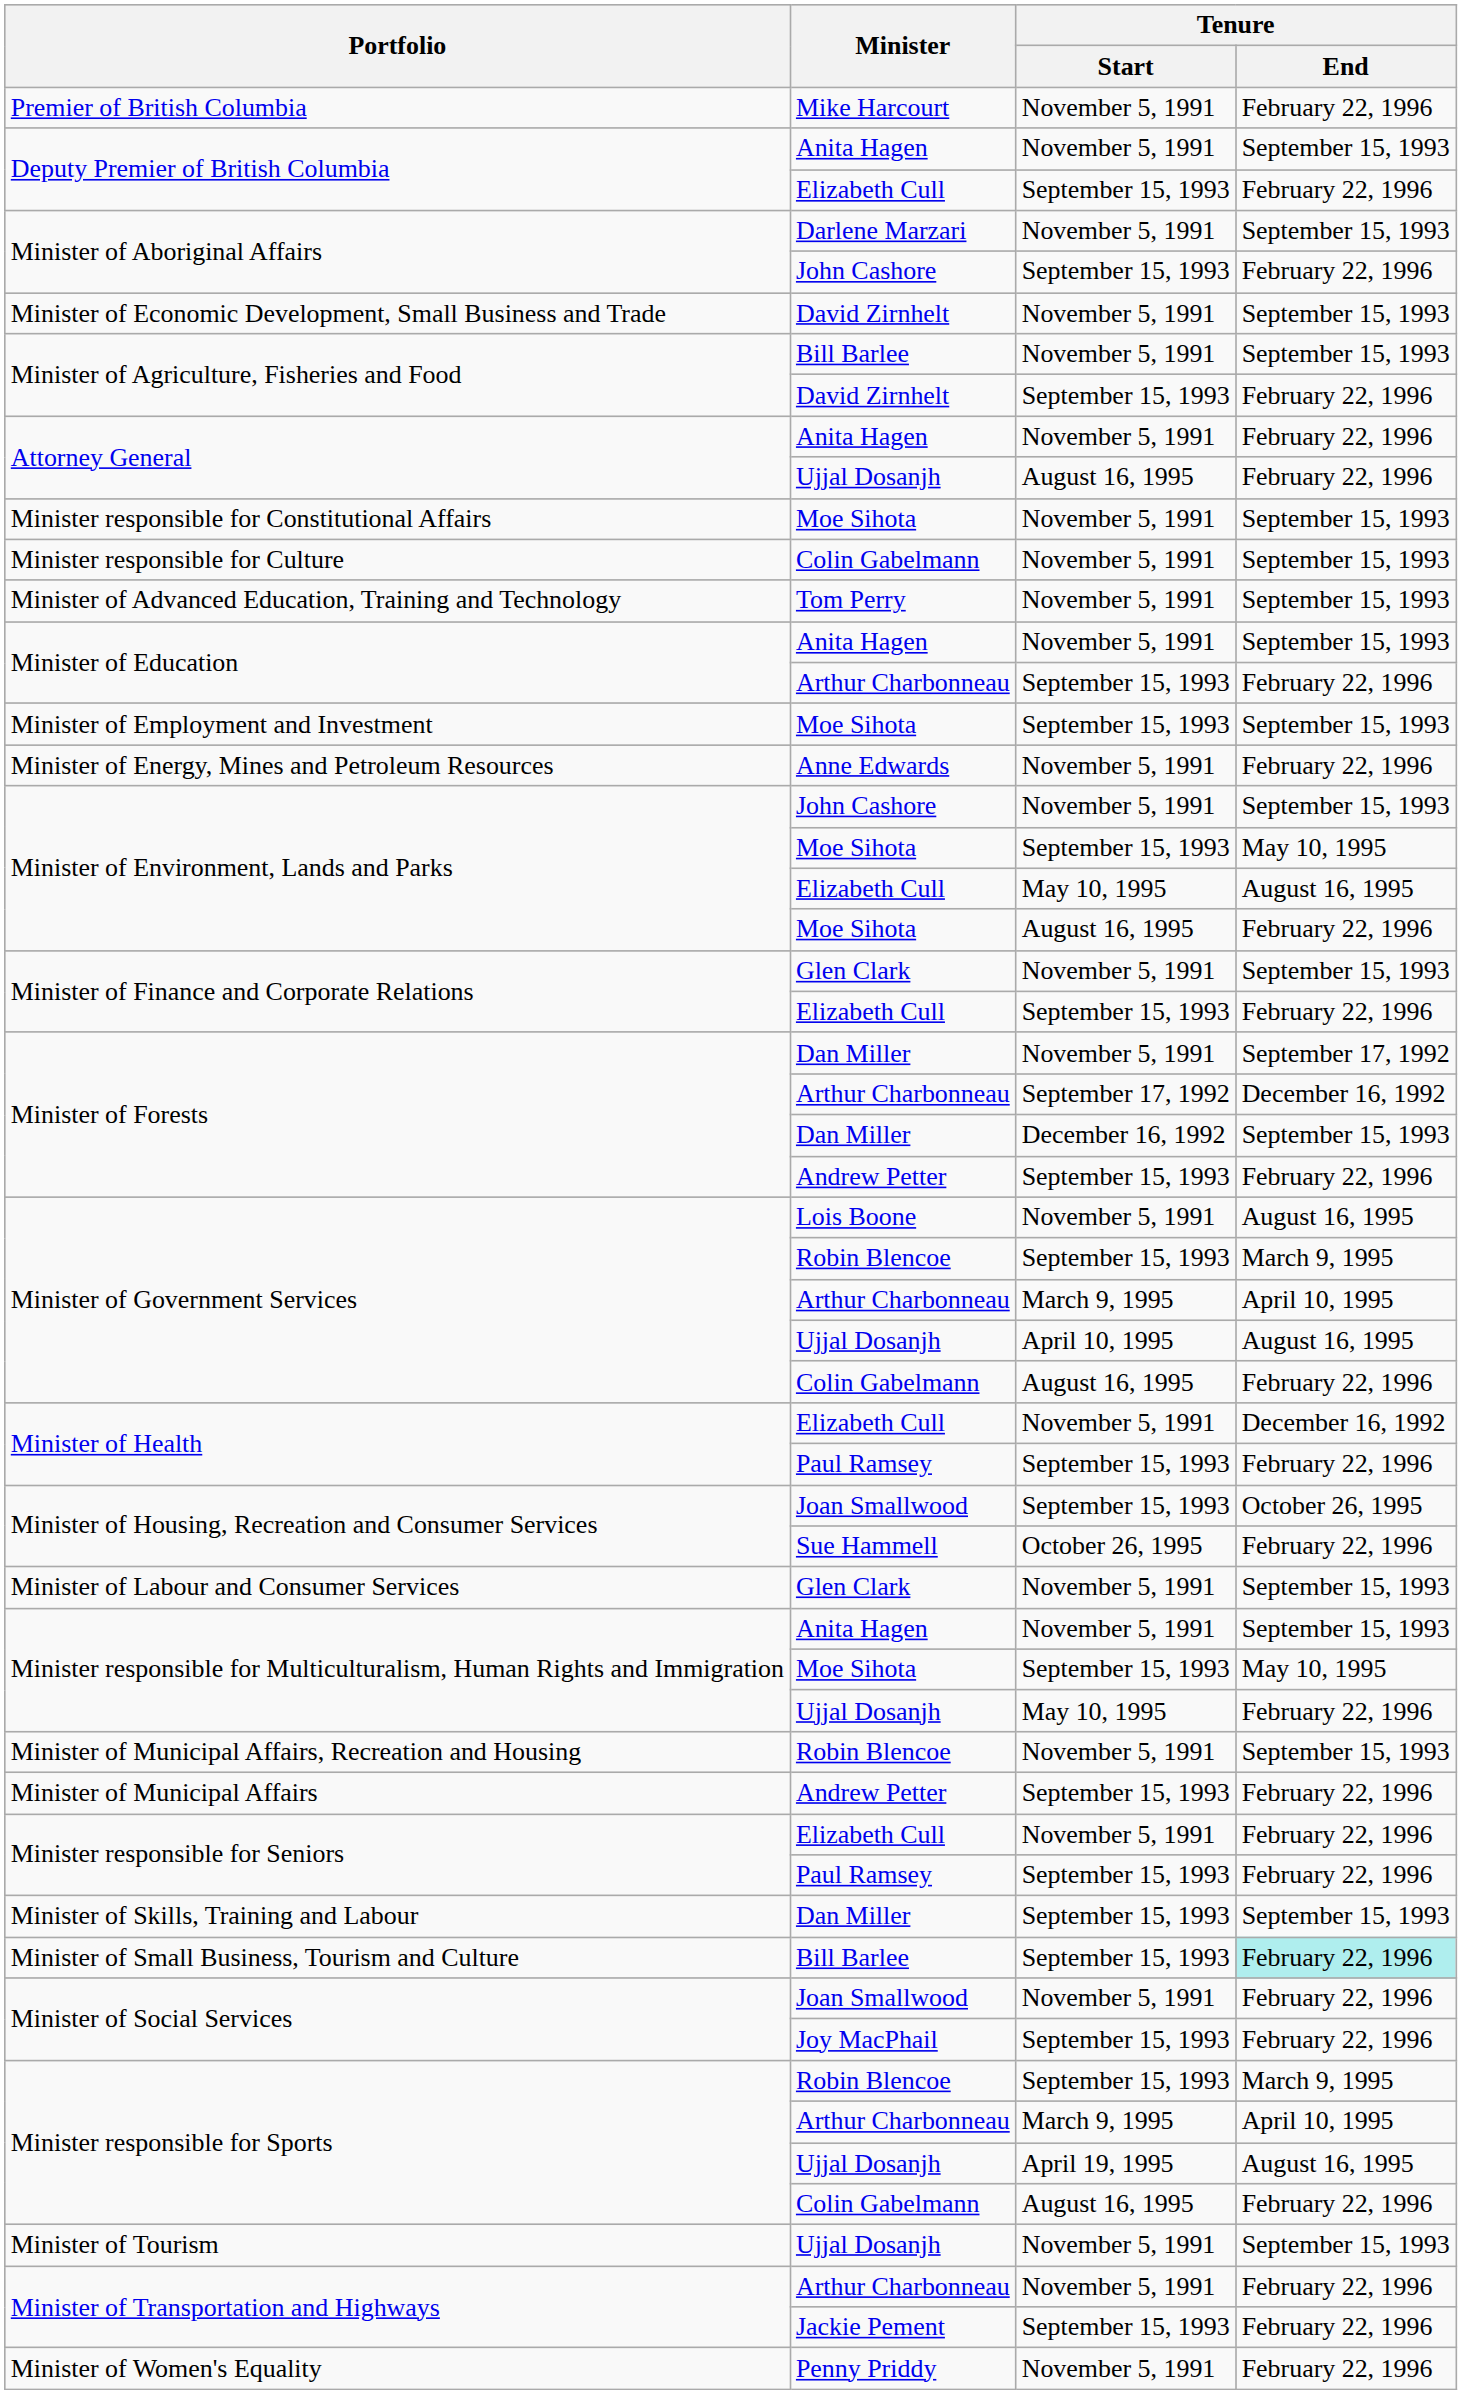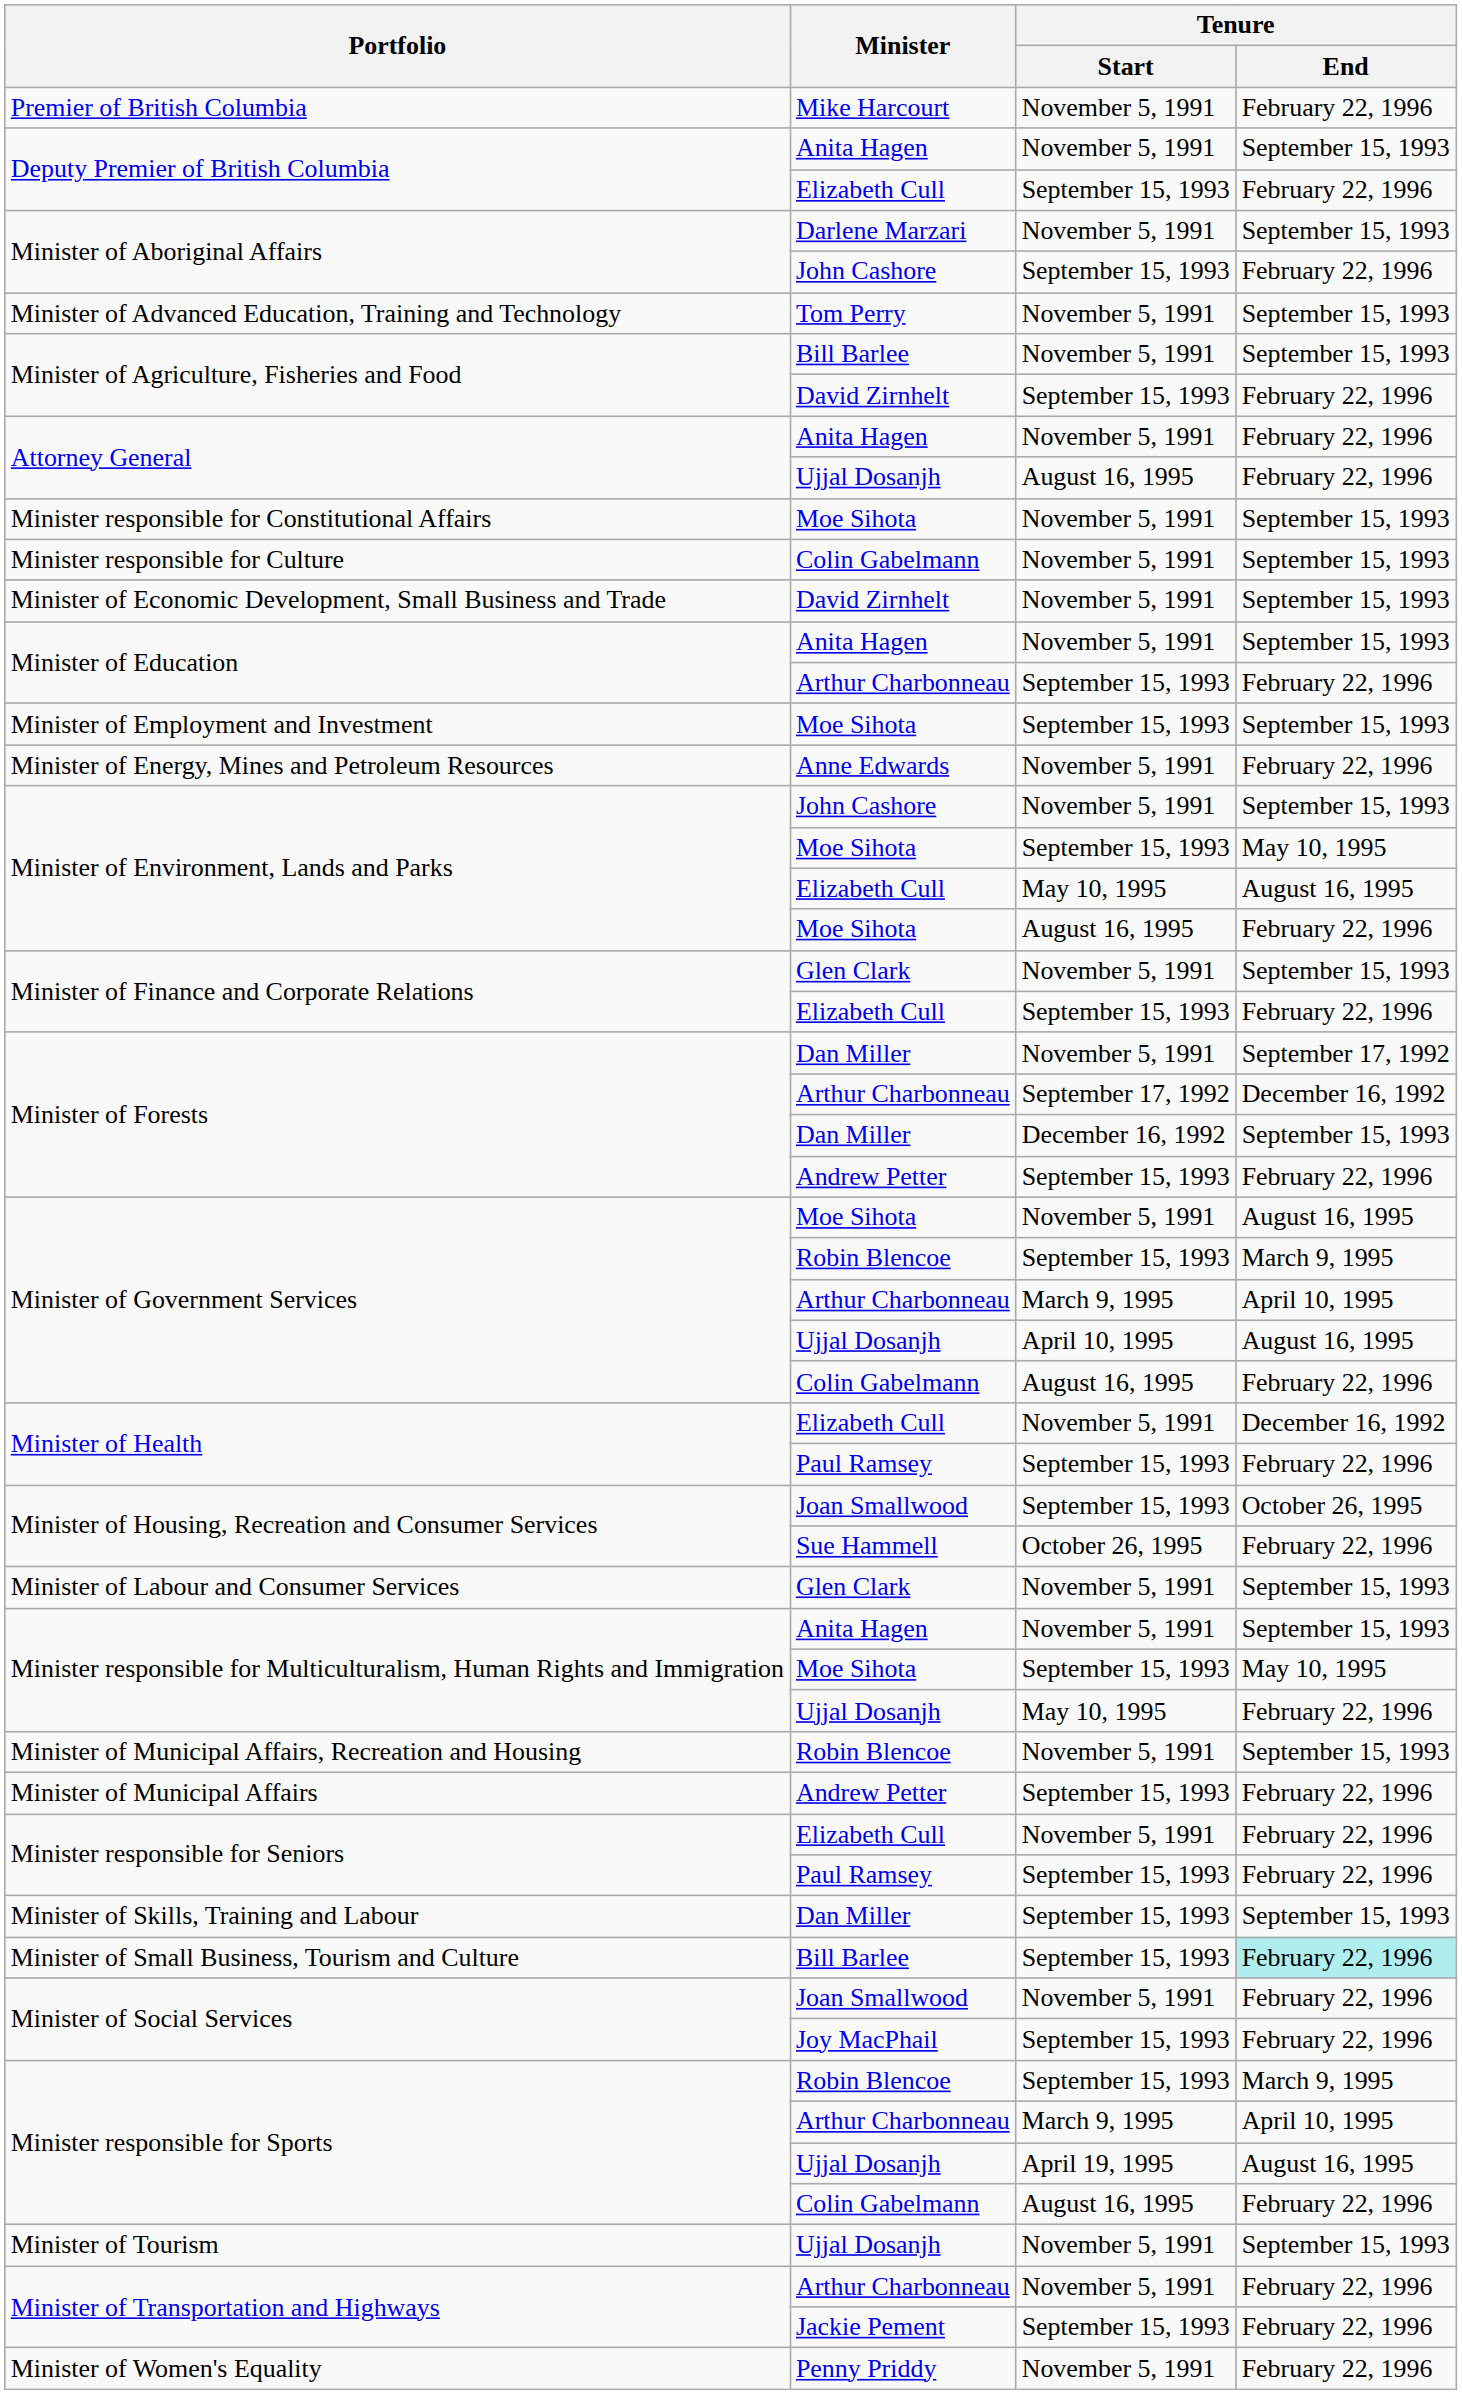rows swapped: (316, 600) <-> (338, 312)
(856, 1217) Lois Boone -> (856, 1217) Moe Sihota
